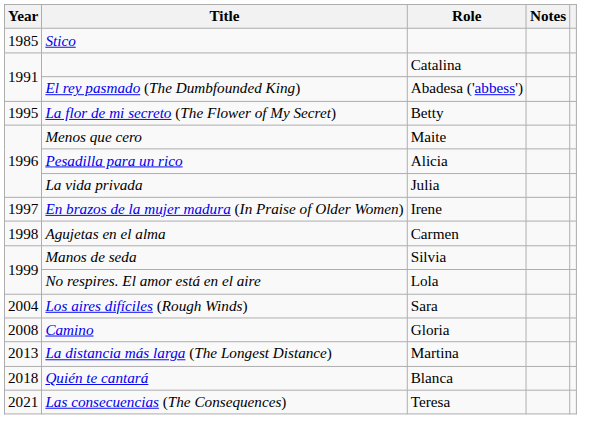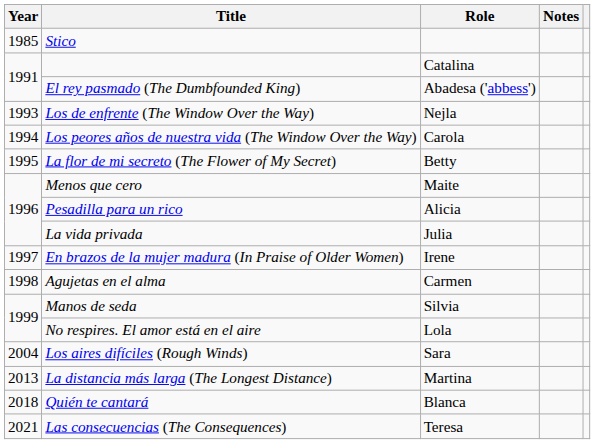+ row: (180, 112)
+ row: (231, 137)
- row: (69, 329)
